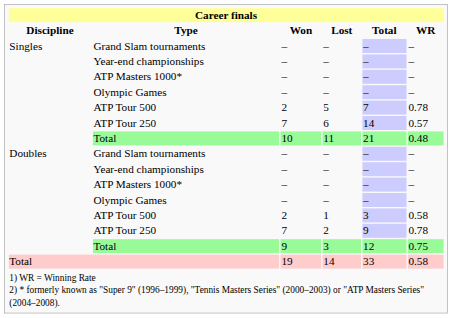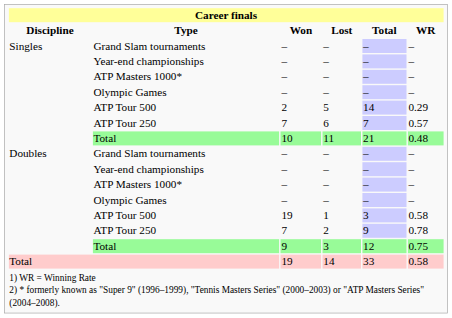(366, 107) 7 -> (369, 107) 14
(418, 107) 0.78 -> (418, 107) 0.29
(369, 123) 14 -> (366, 123) 7
(284, 215) 2 -> (287, 215) 19
